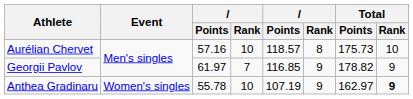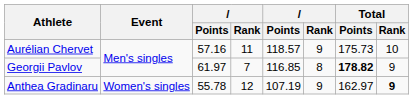(247, 49) 10 -> (247, 49) 11
(320, 49) 8 -> (320, 49) 9
(320, 67) 9 -> (320, 67) 8
(356, 67) normal -> (356, 67) bold
(247, 86) 10 -> (247, 86) 12
